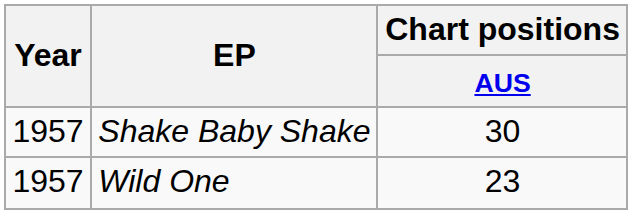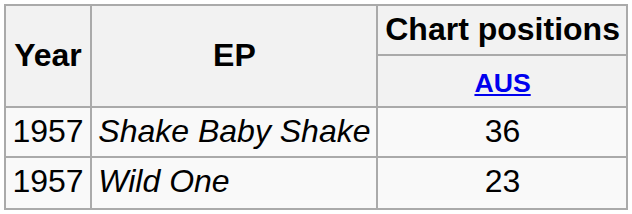(503, 131) 30 -> (503, 131) 36
